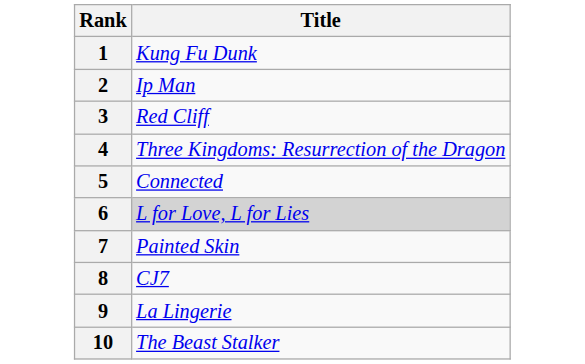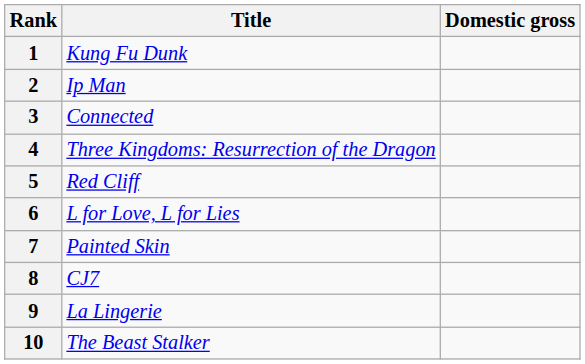+ column: (510, 20)
(172, 117) Red Cliff -> (110, 117) Connected
(180, 181) Connected -> (103, 181) Red Cliff
(223, 213) lightgrey background -> (153, 213) no background
